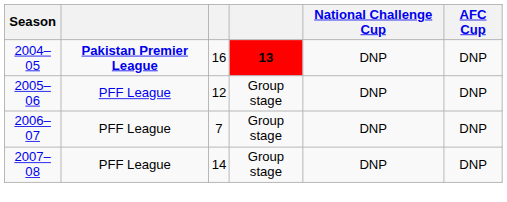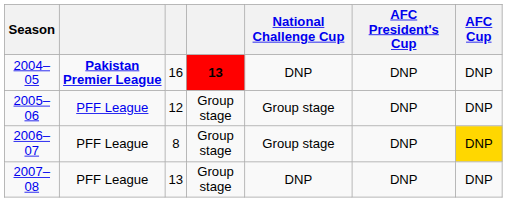+ column: (404, 29)
(373, 93) DNP -> (298, 108) Group stage
(219, 128) 7 -> (176, 143) 8
(373, 128) DNP -> (298, 143) Group stage
(473, 128) no background -> (479, 143) gold background
(219, 164) 14 -> (176, 179) 13
